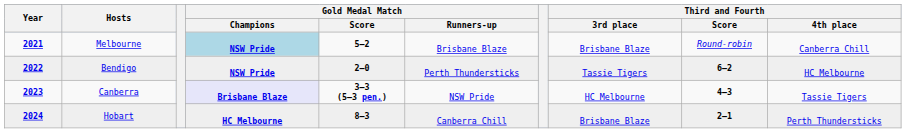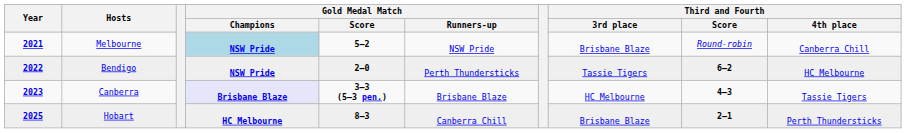(472, 49) Brisbane Blaze -> (472, 49) NSW Pride
(472, 97) NSW Pride -> (472, 97) Brisbane Blaze
(33, 116) 2024 -> (33, 116) 2025
